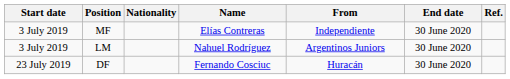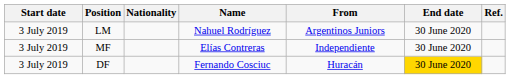rows swapped: (103, 30) <-> (103, 48)
(43, 65) 23 July 2019 -> (43, 65) 3 July 2019
(443, 65) no background -> (443, 65) gold background
